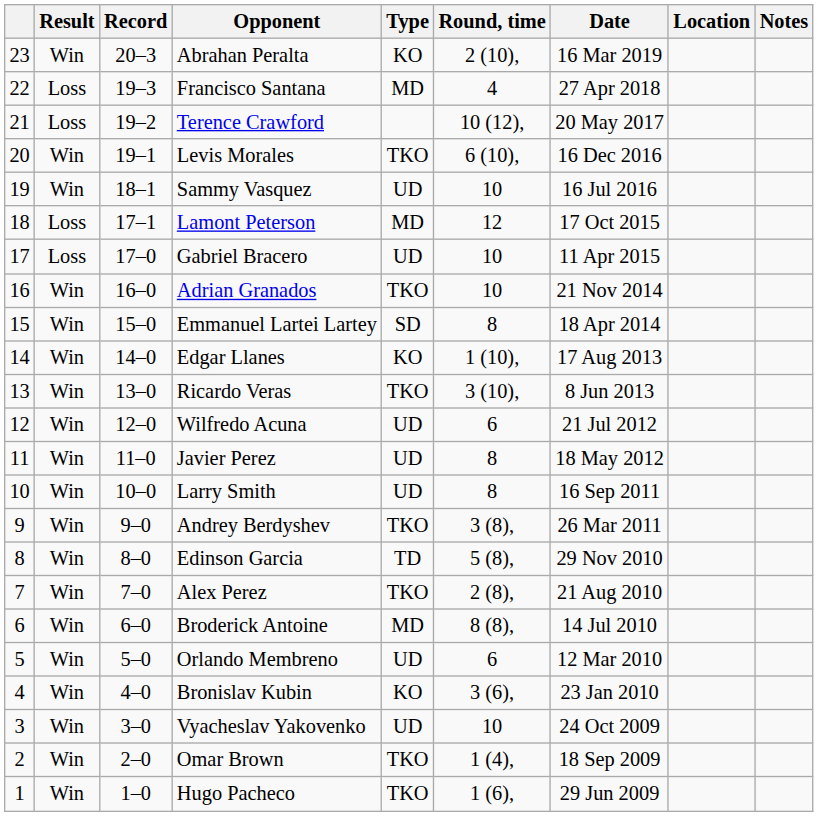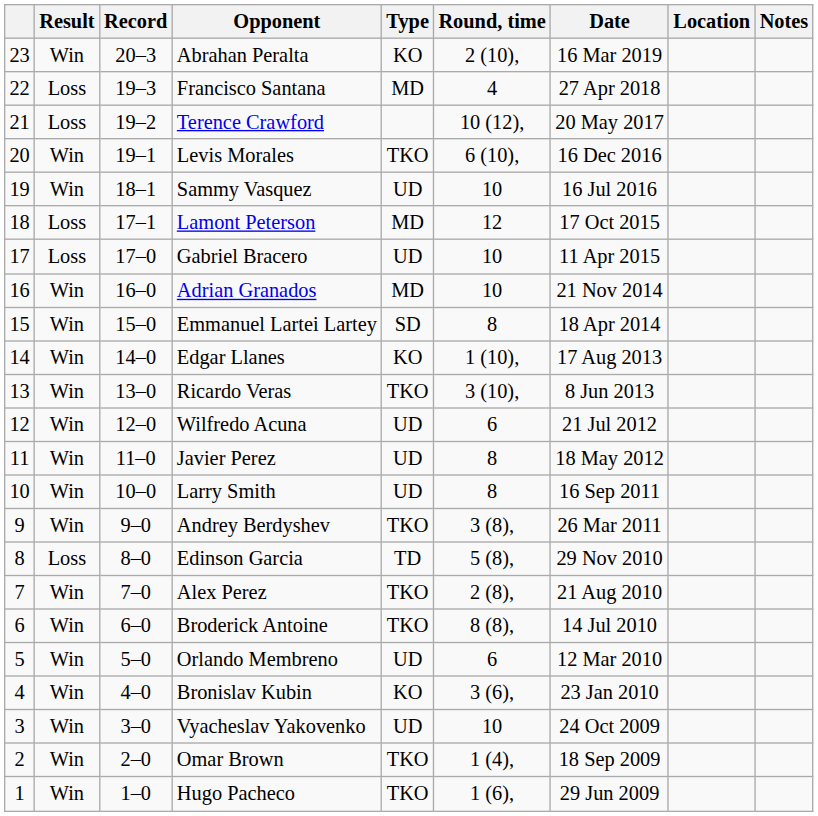(408, 290) TKO -> (408, 290) MD
(67, 558) Win -> (67, 558) Loss
(408, 625) MD -> (408, 625) TKO
